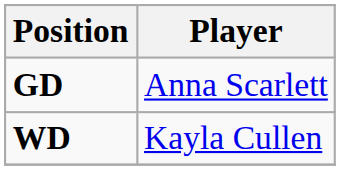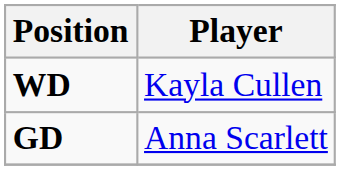rows swapped: (42, 137) <-> (38, 84)
